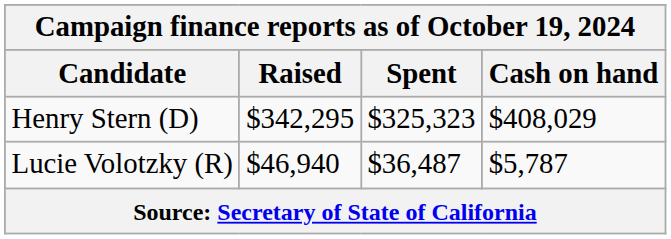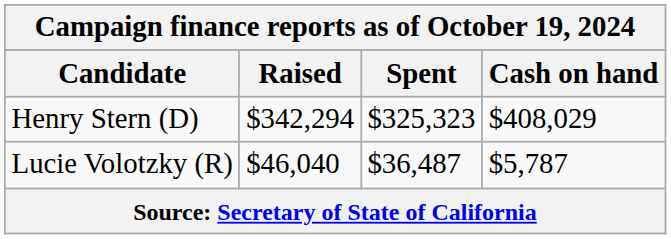(300, 118) $342,295 -> (300, 118) $342,294
(293, 164) $46,940 -> (293, 164) $46,040
